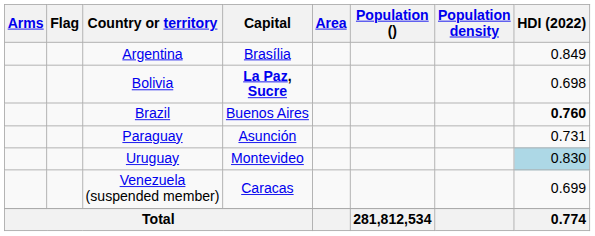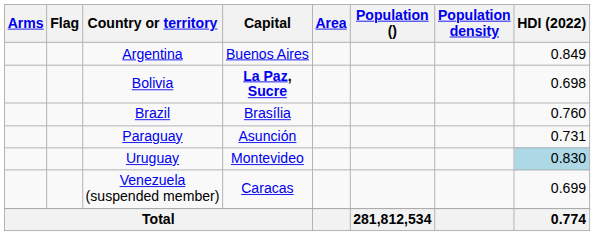(267, 53) Brasília -> (267, 53) Buenos Aires
(267, 114) Buenos Aires -> (267, 114) Brasília
(568, 114) bold -> (568, 114) normal
